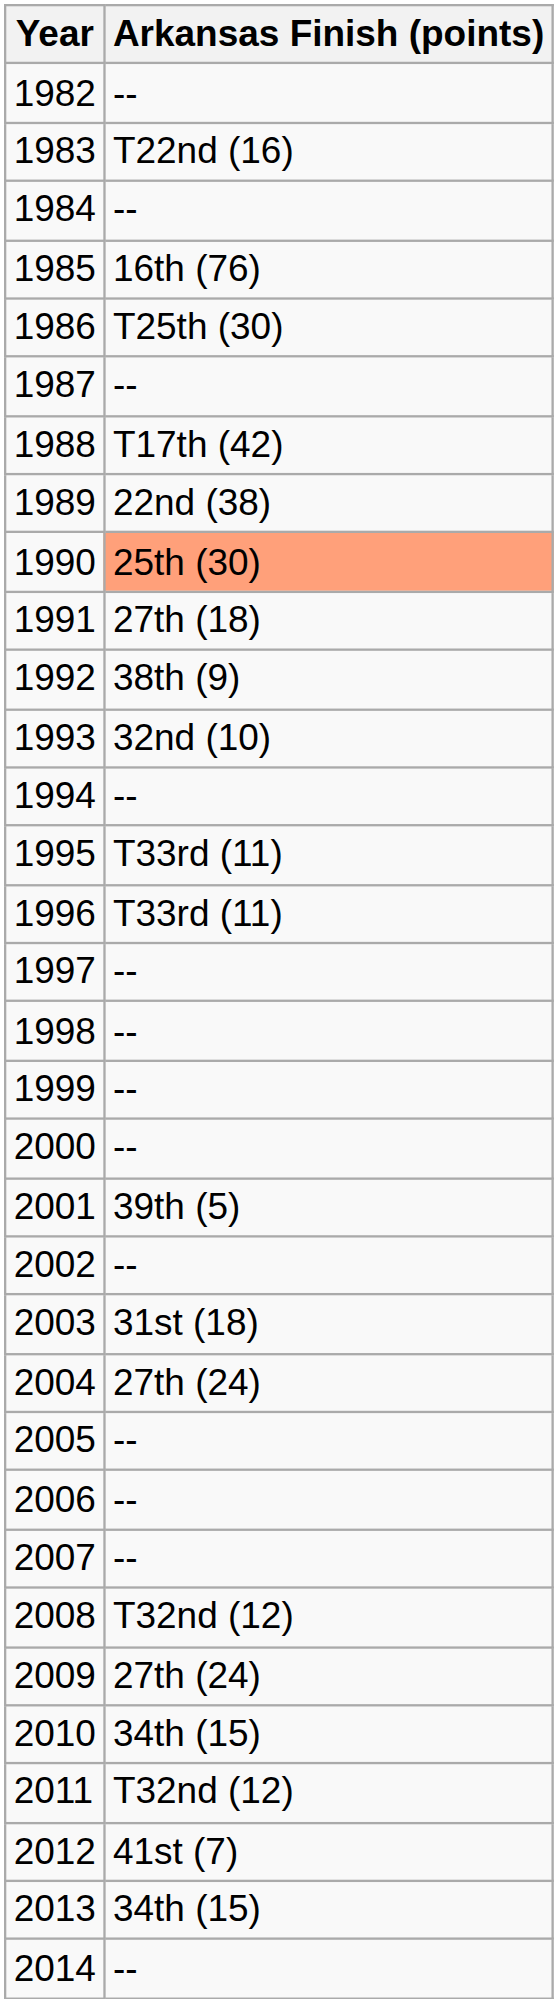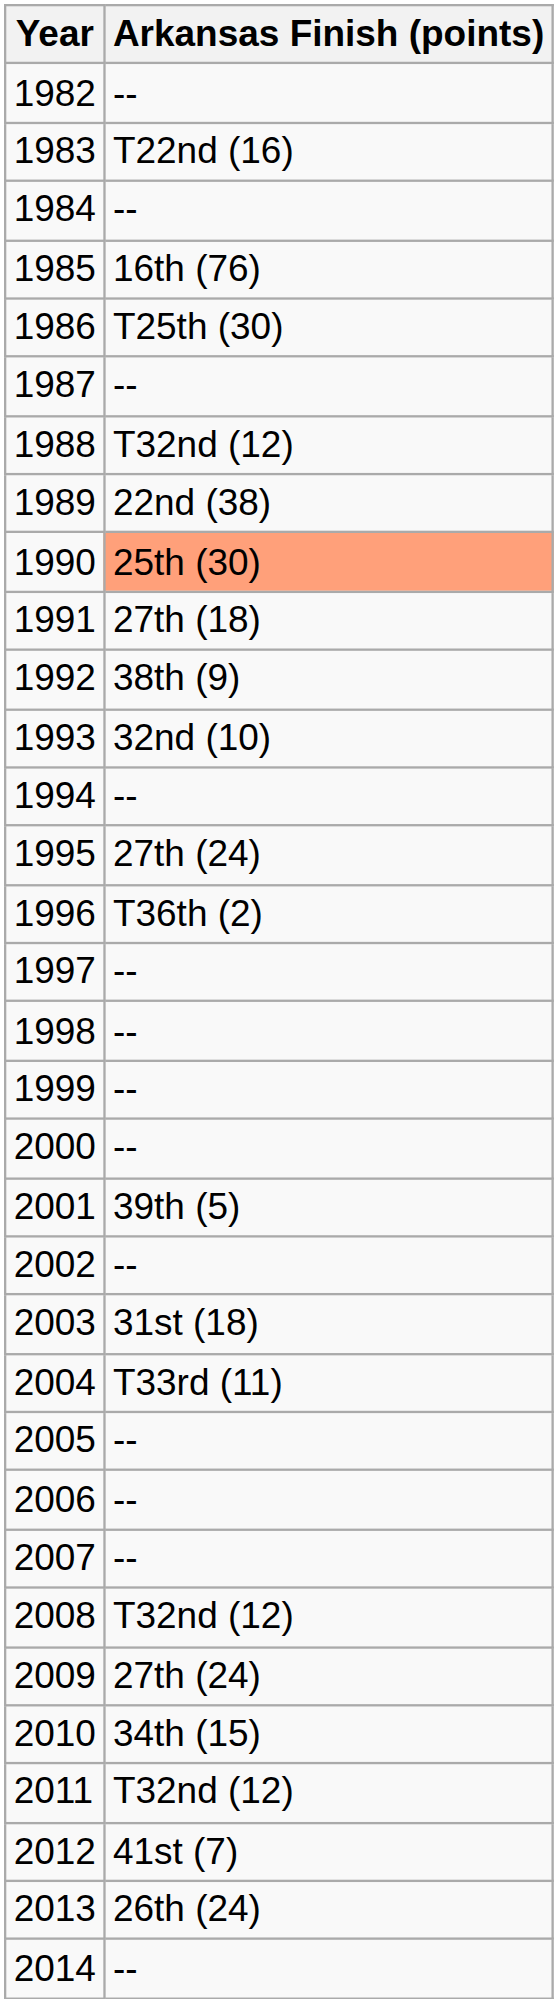(198, 444) T17th (42) -> (203, 444) T32nd (12)
(198, 854) T33rd (11) -> (187, 854) 27th (24)
(198, 913) T33rd (11) -> (188, 913) T36th (2)
(187, 1381) 27th (24) -> (198, 1381) T33rd (11)
(187, 1909) 34th (15) -> (187, 1909) 26th (24)
